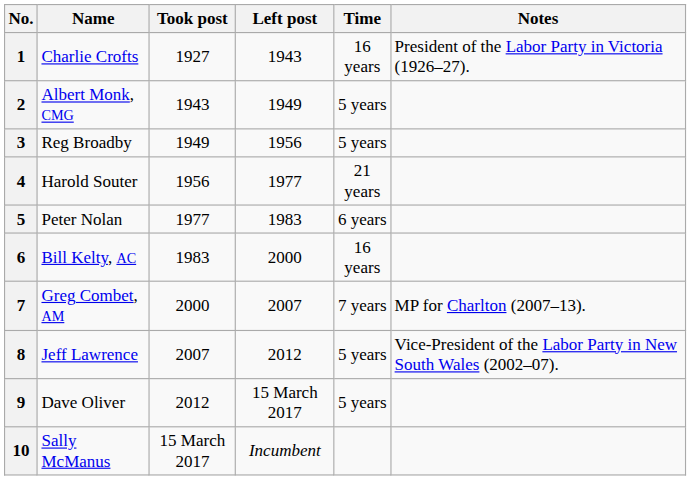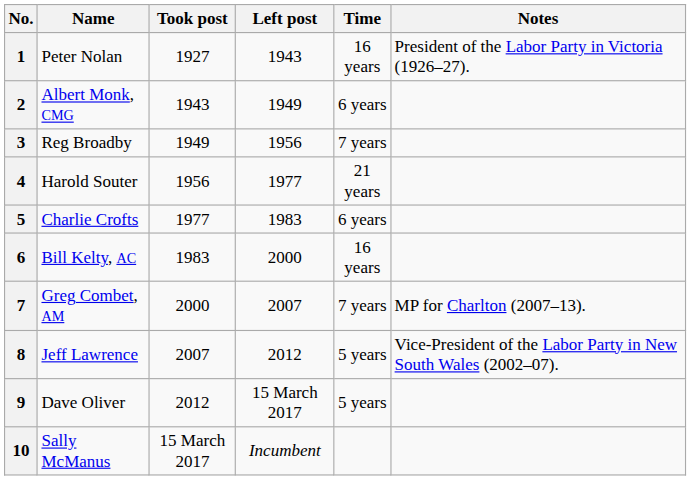(90, 56) Charlie Crofts -> (82, 56) Peter Nolan
(362, 105) 5 years -> (362, 105) 6 years
(362, 143) 5 years -> (362, 143) 7 years
(82, 219) Peter Nolan -> (90, 219) Charlie Crofts
